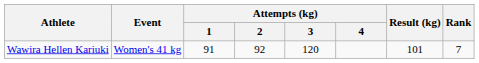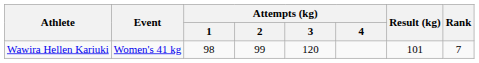(209, 50) 91 -> (209, 50) 98
(260, 50) 92 -> (260, 50) 99
